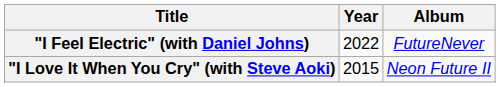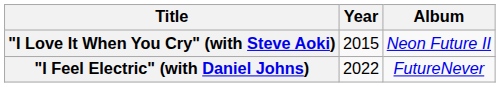rows swapped: (172, 69) <-> (172, 43)
